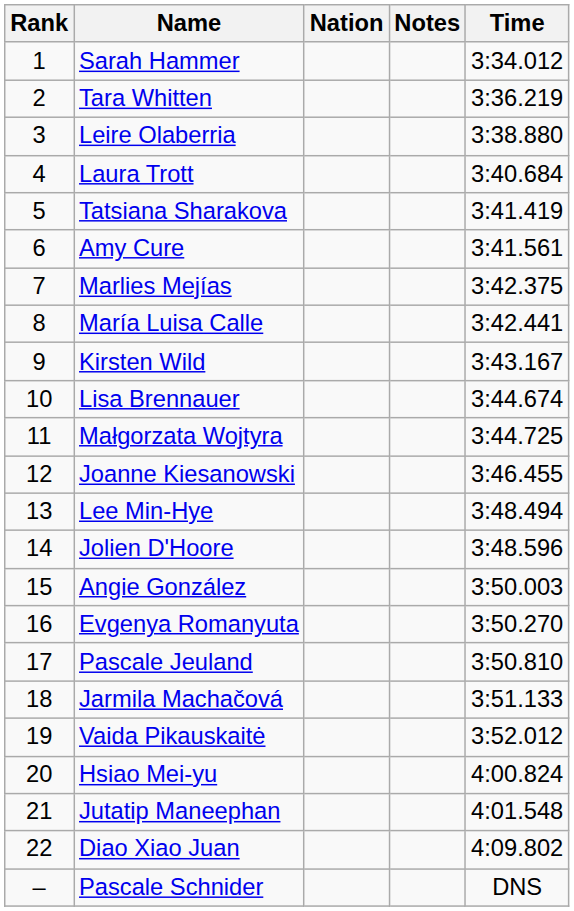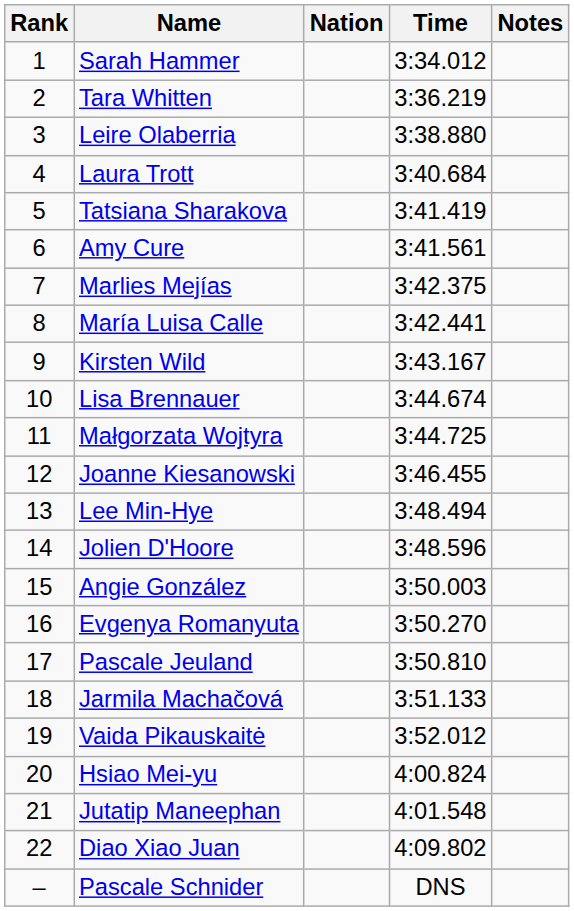columns swapped: (517, 23) <-> (427, 23)
